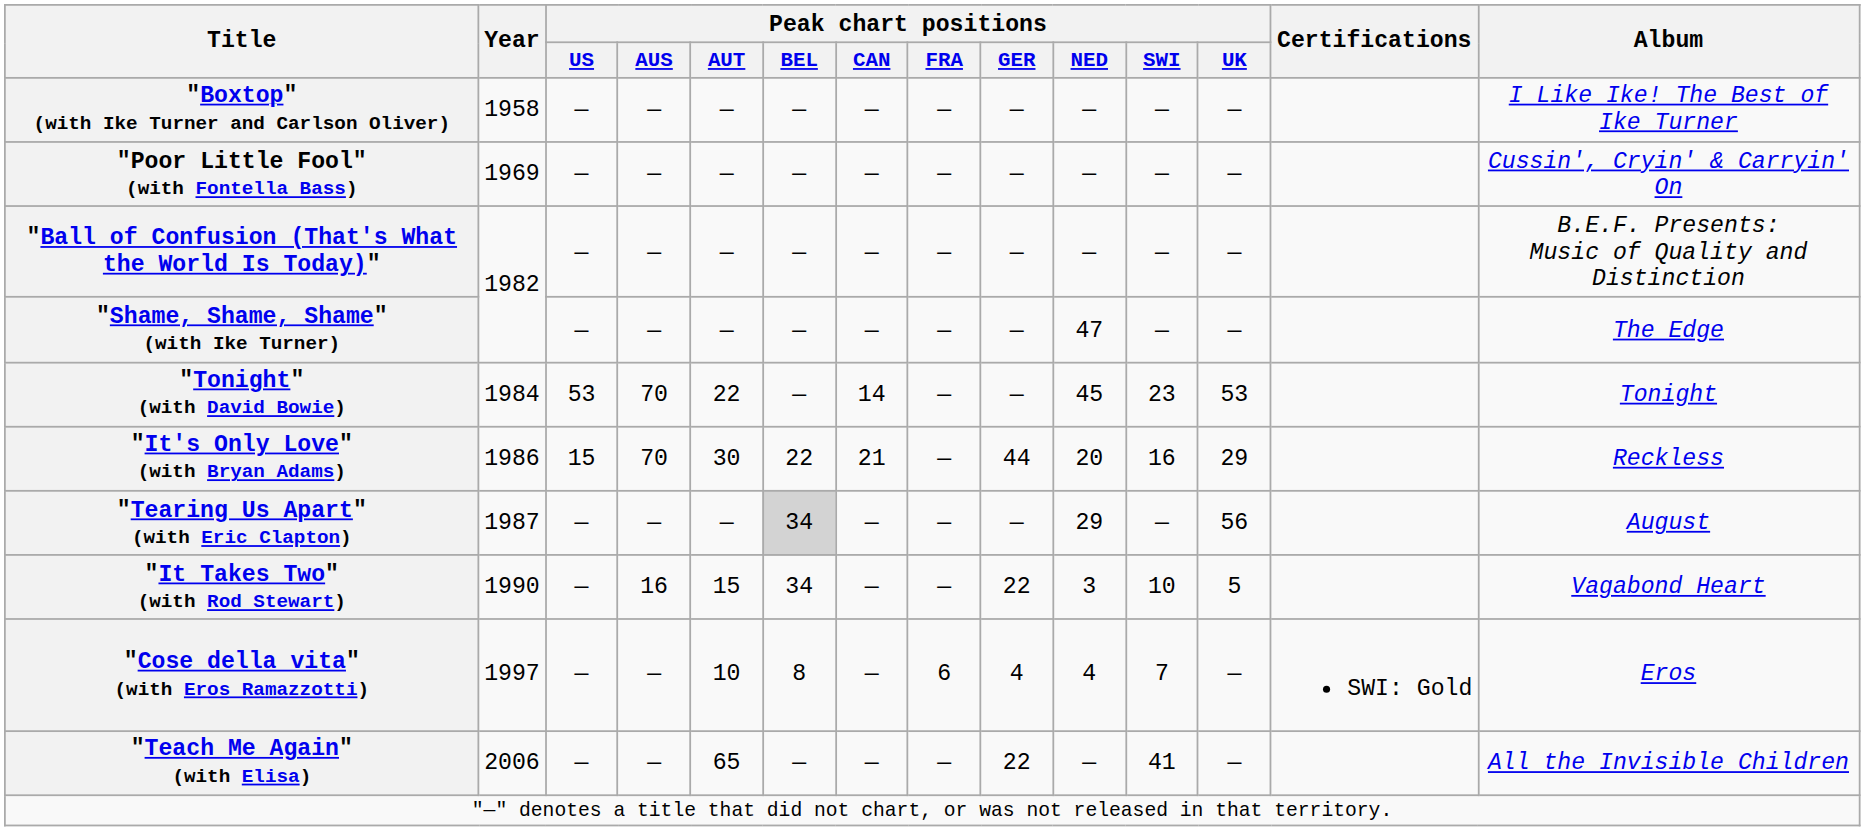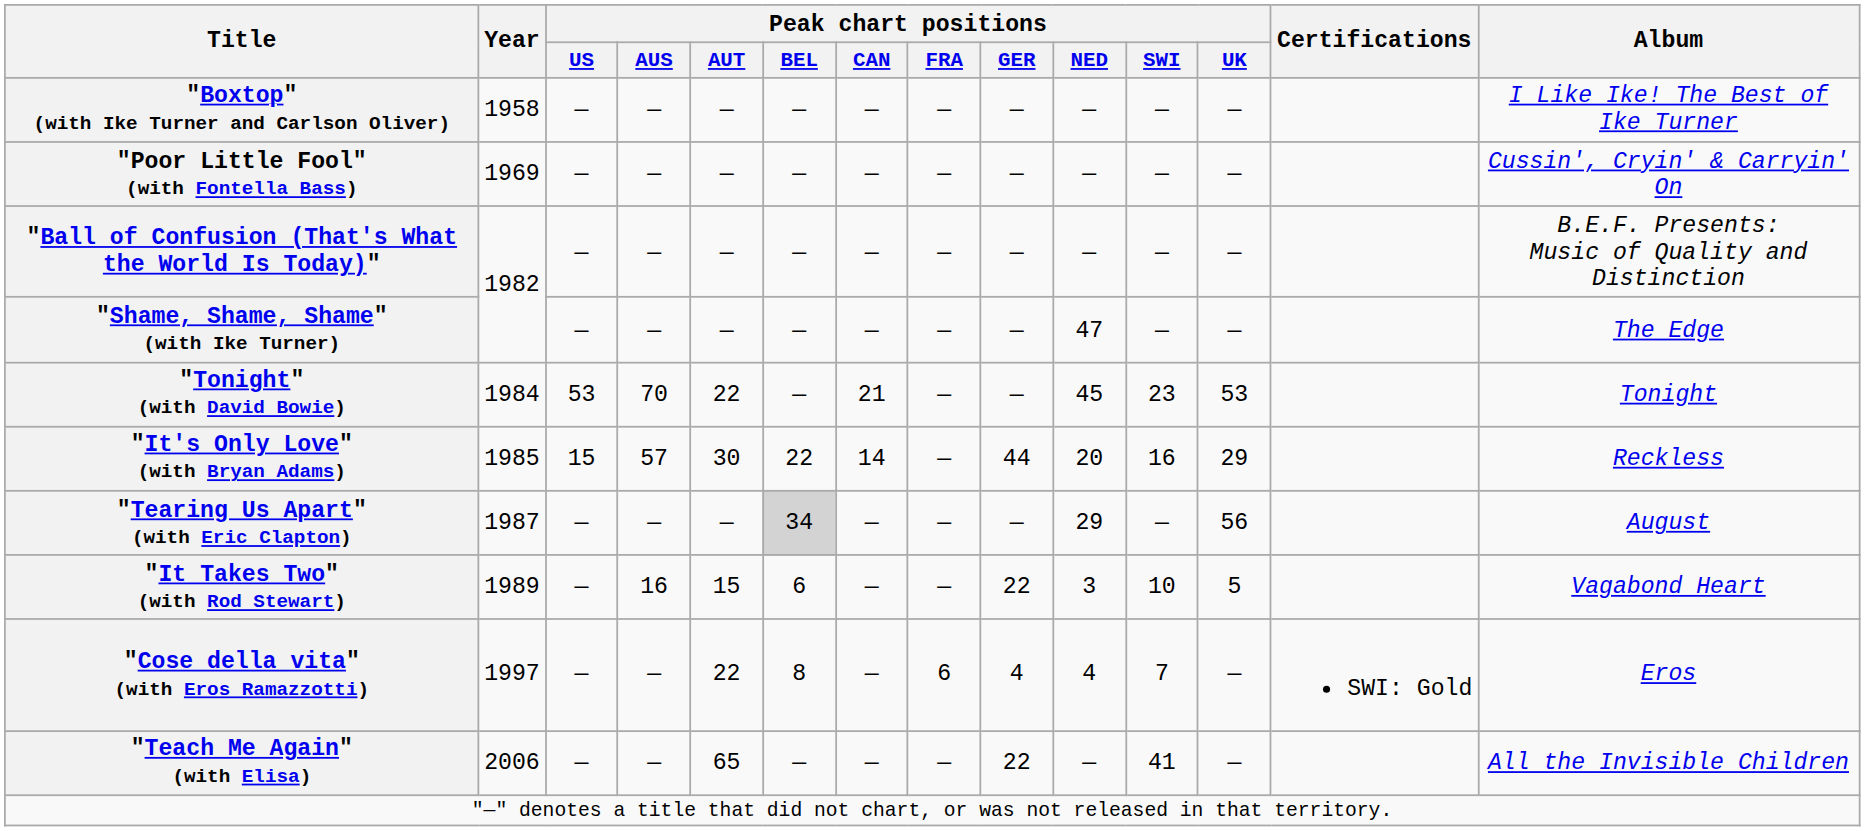(872, 394) 14 -> (872, 394) 21
(512, 459) 1986 -> (512, 459) 1985
(654, 459) 70 -> (654, 459) 57
(872, 459) 21 -> (872, 459) 14
(512, 587) 1990 -> (512, 587) 1989
(799, 587) 34 -> (799, 587) 6
(727, 675) 10 -> (727, 675) 22
